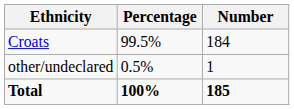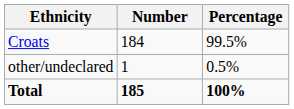columns swapped: (246, 16) <-> (160, 16)
